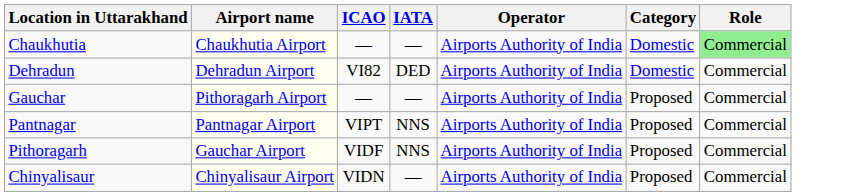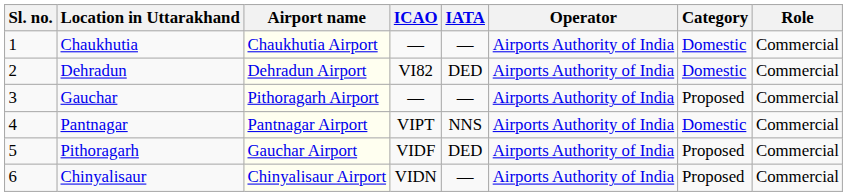+ column: (31, 17)
(745, 44) lightgreen background -> (797, 44) no background
(661, 124) Proposed -> (714, 124) Domestic
(413, 151) NNS -> (465, 151) DED
